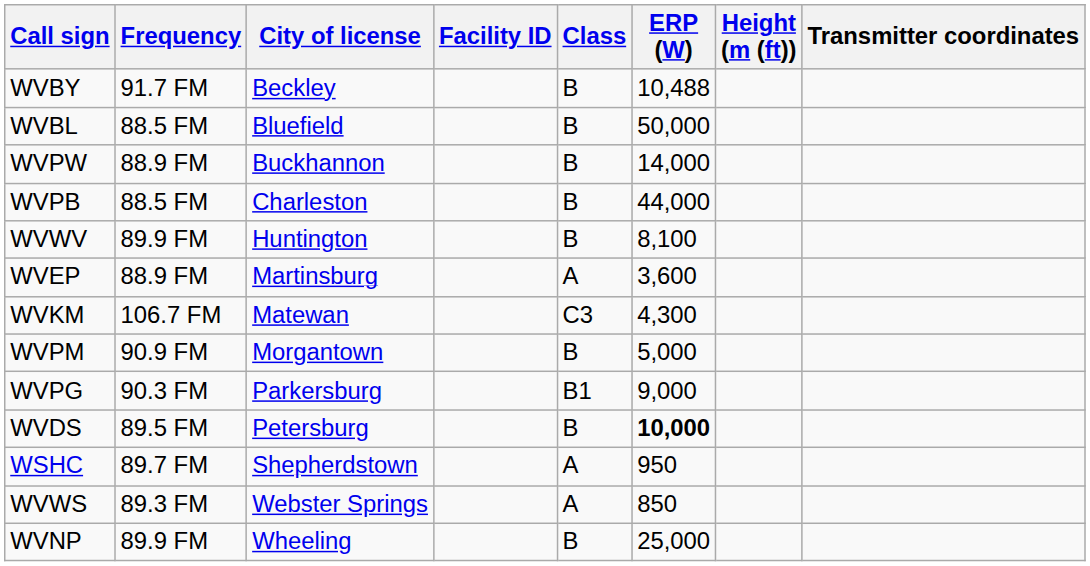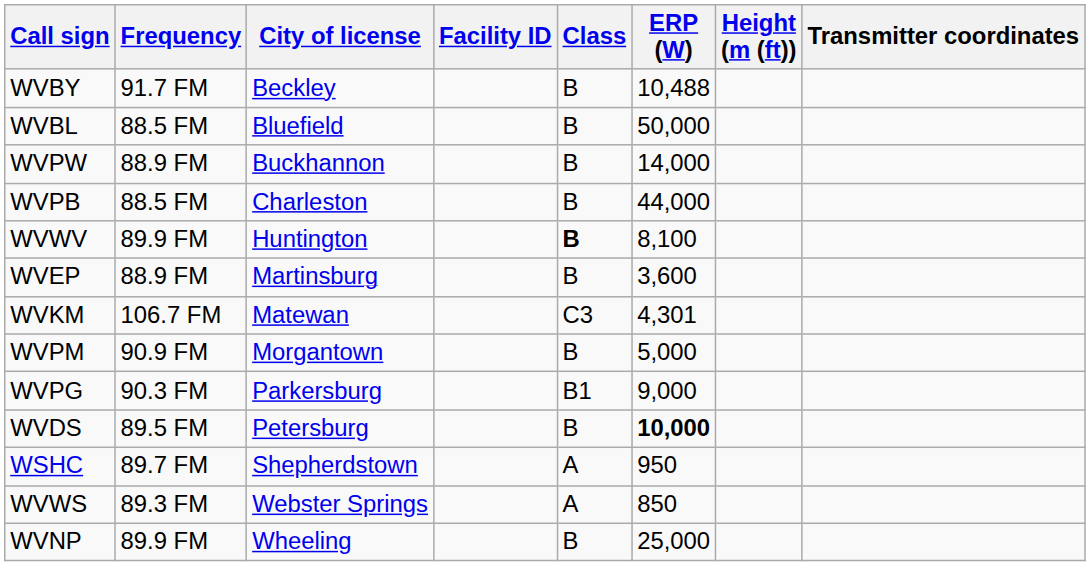(570, 239) normal -> (571, 239) bold
(570, 277) A -> (570, 277) B
(667, 314) 4,300 -> (667, 314) 4,301
